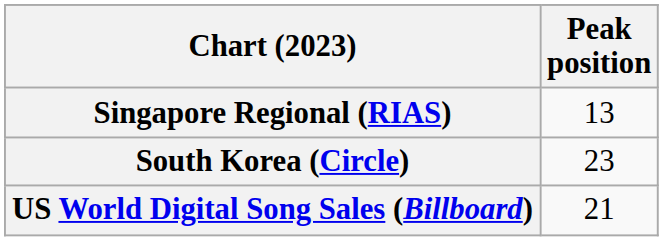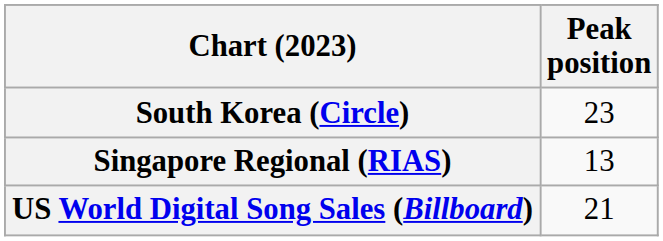rows swapped: (272, 112) <-> (272, 160)
